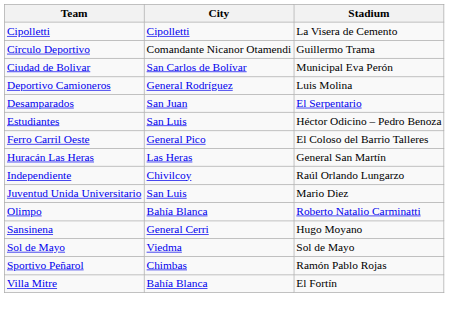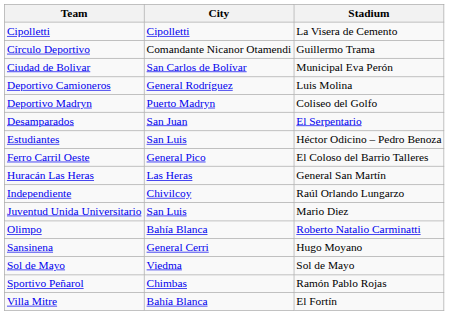+ row: (49, 103)
